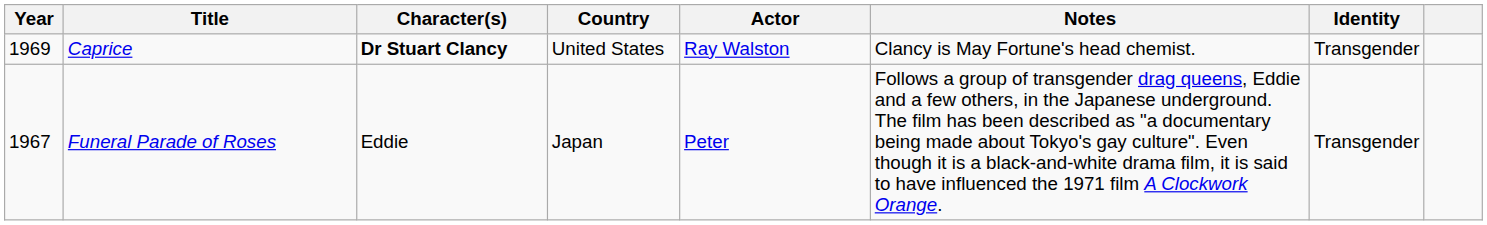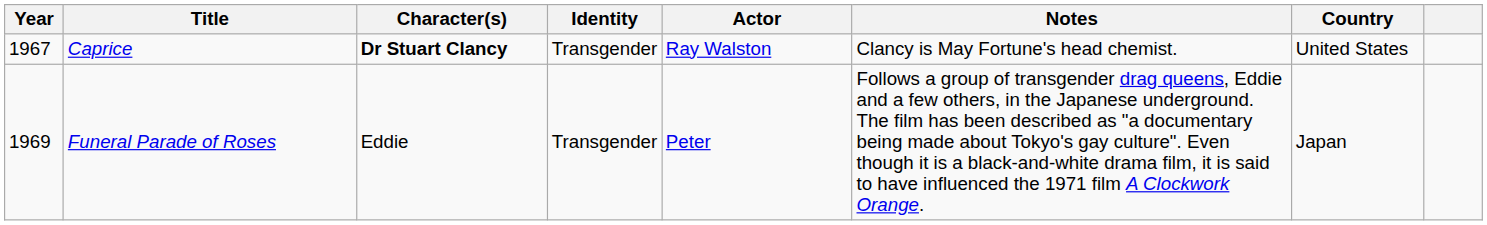columns swapped: (1367, 19) <-> (614, 19)
(30, 49) 1969 -> (30, 49) 1967
(30, 141) 1967 -> (30, 141) 1969
